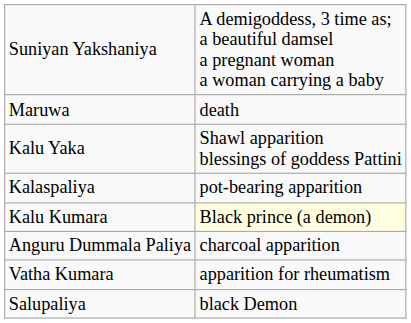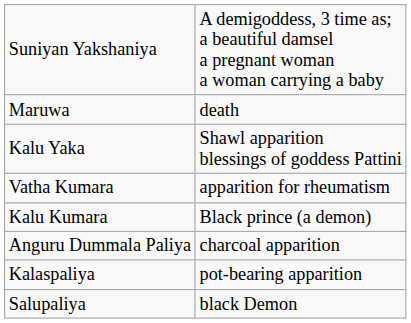rows swapped: (61, 274) <-> (52, 187)
(285, 216) lightyellow background -> (285, 216) no background
